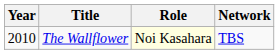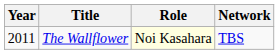(22, 37) 2010 -> (22, 37) 2011
